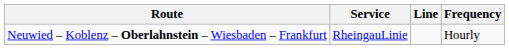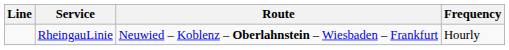columns swapped: (426, 14) <-> (167, 14)
